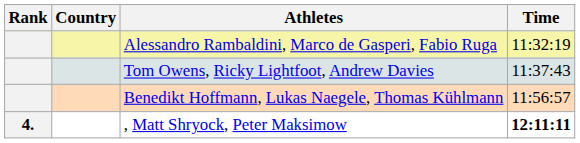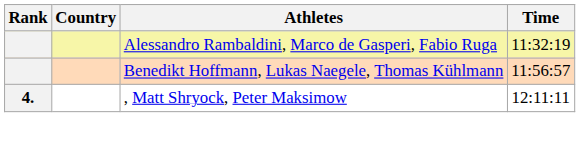- row: (279, 71)
(541, 124) bold -> (541, 97) normal
